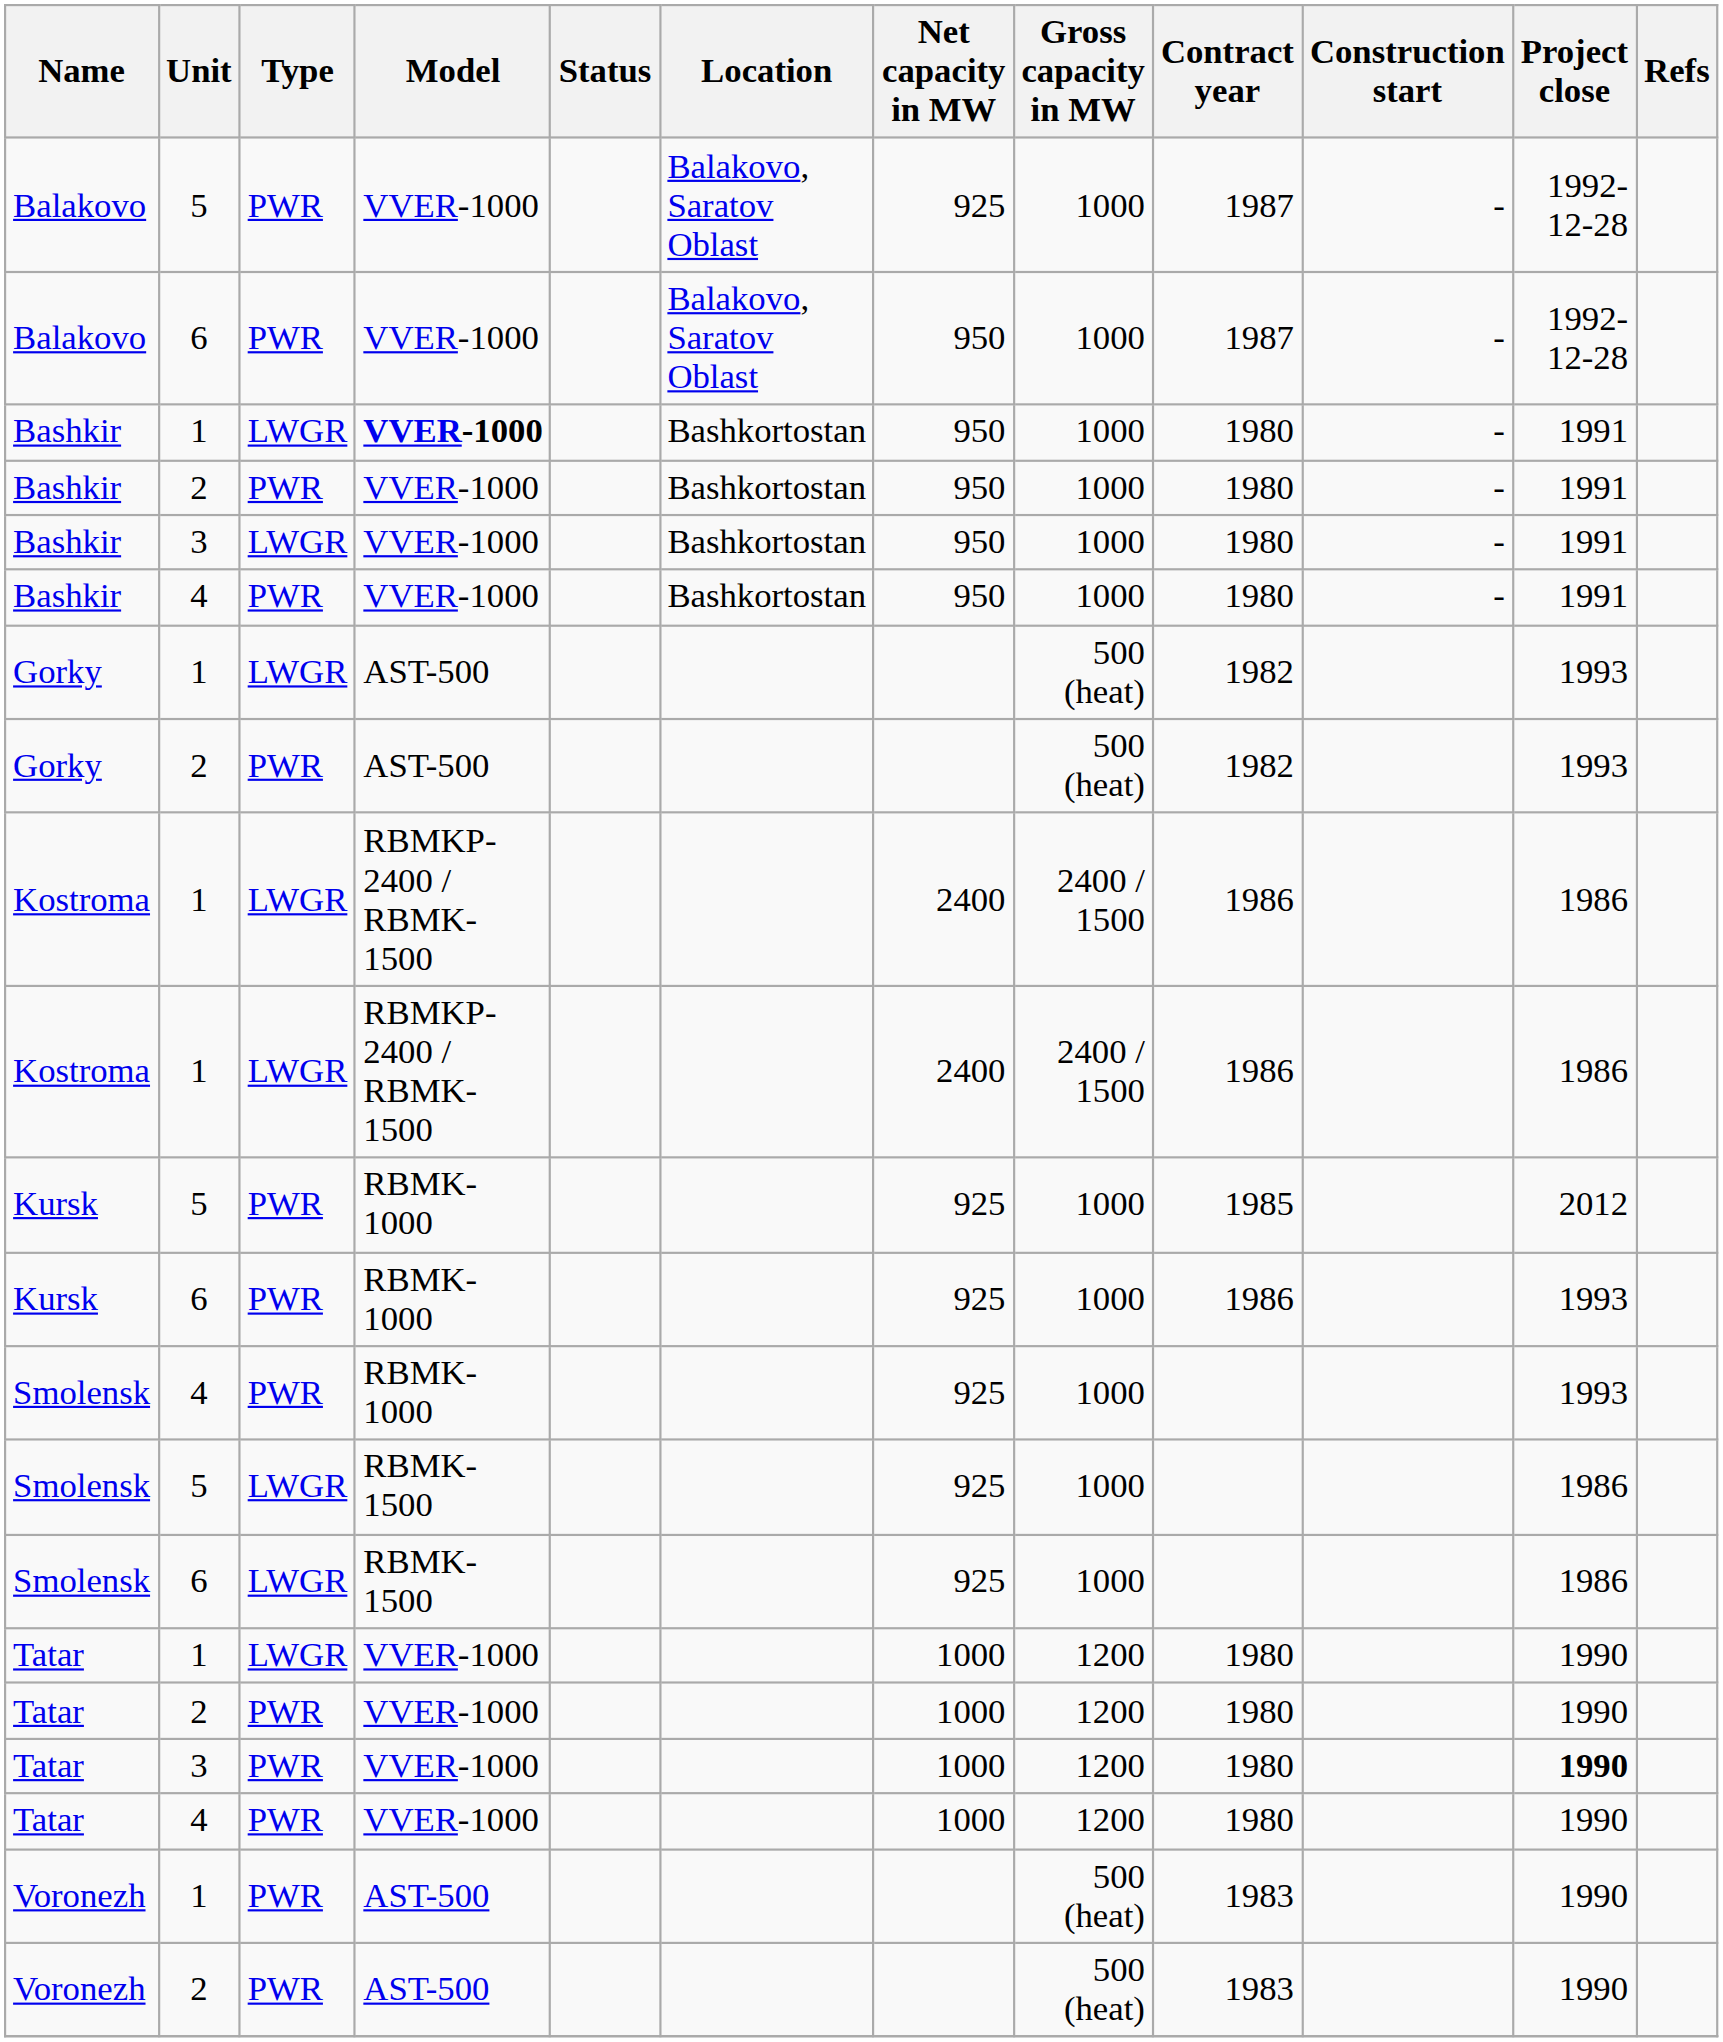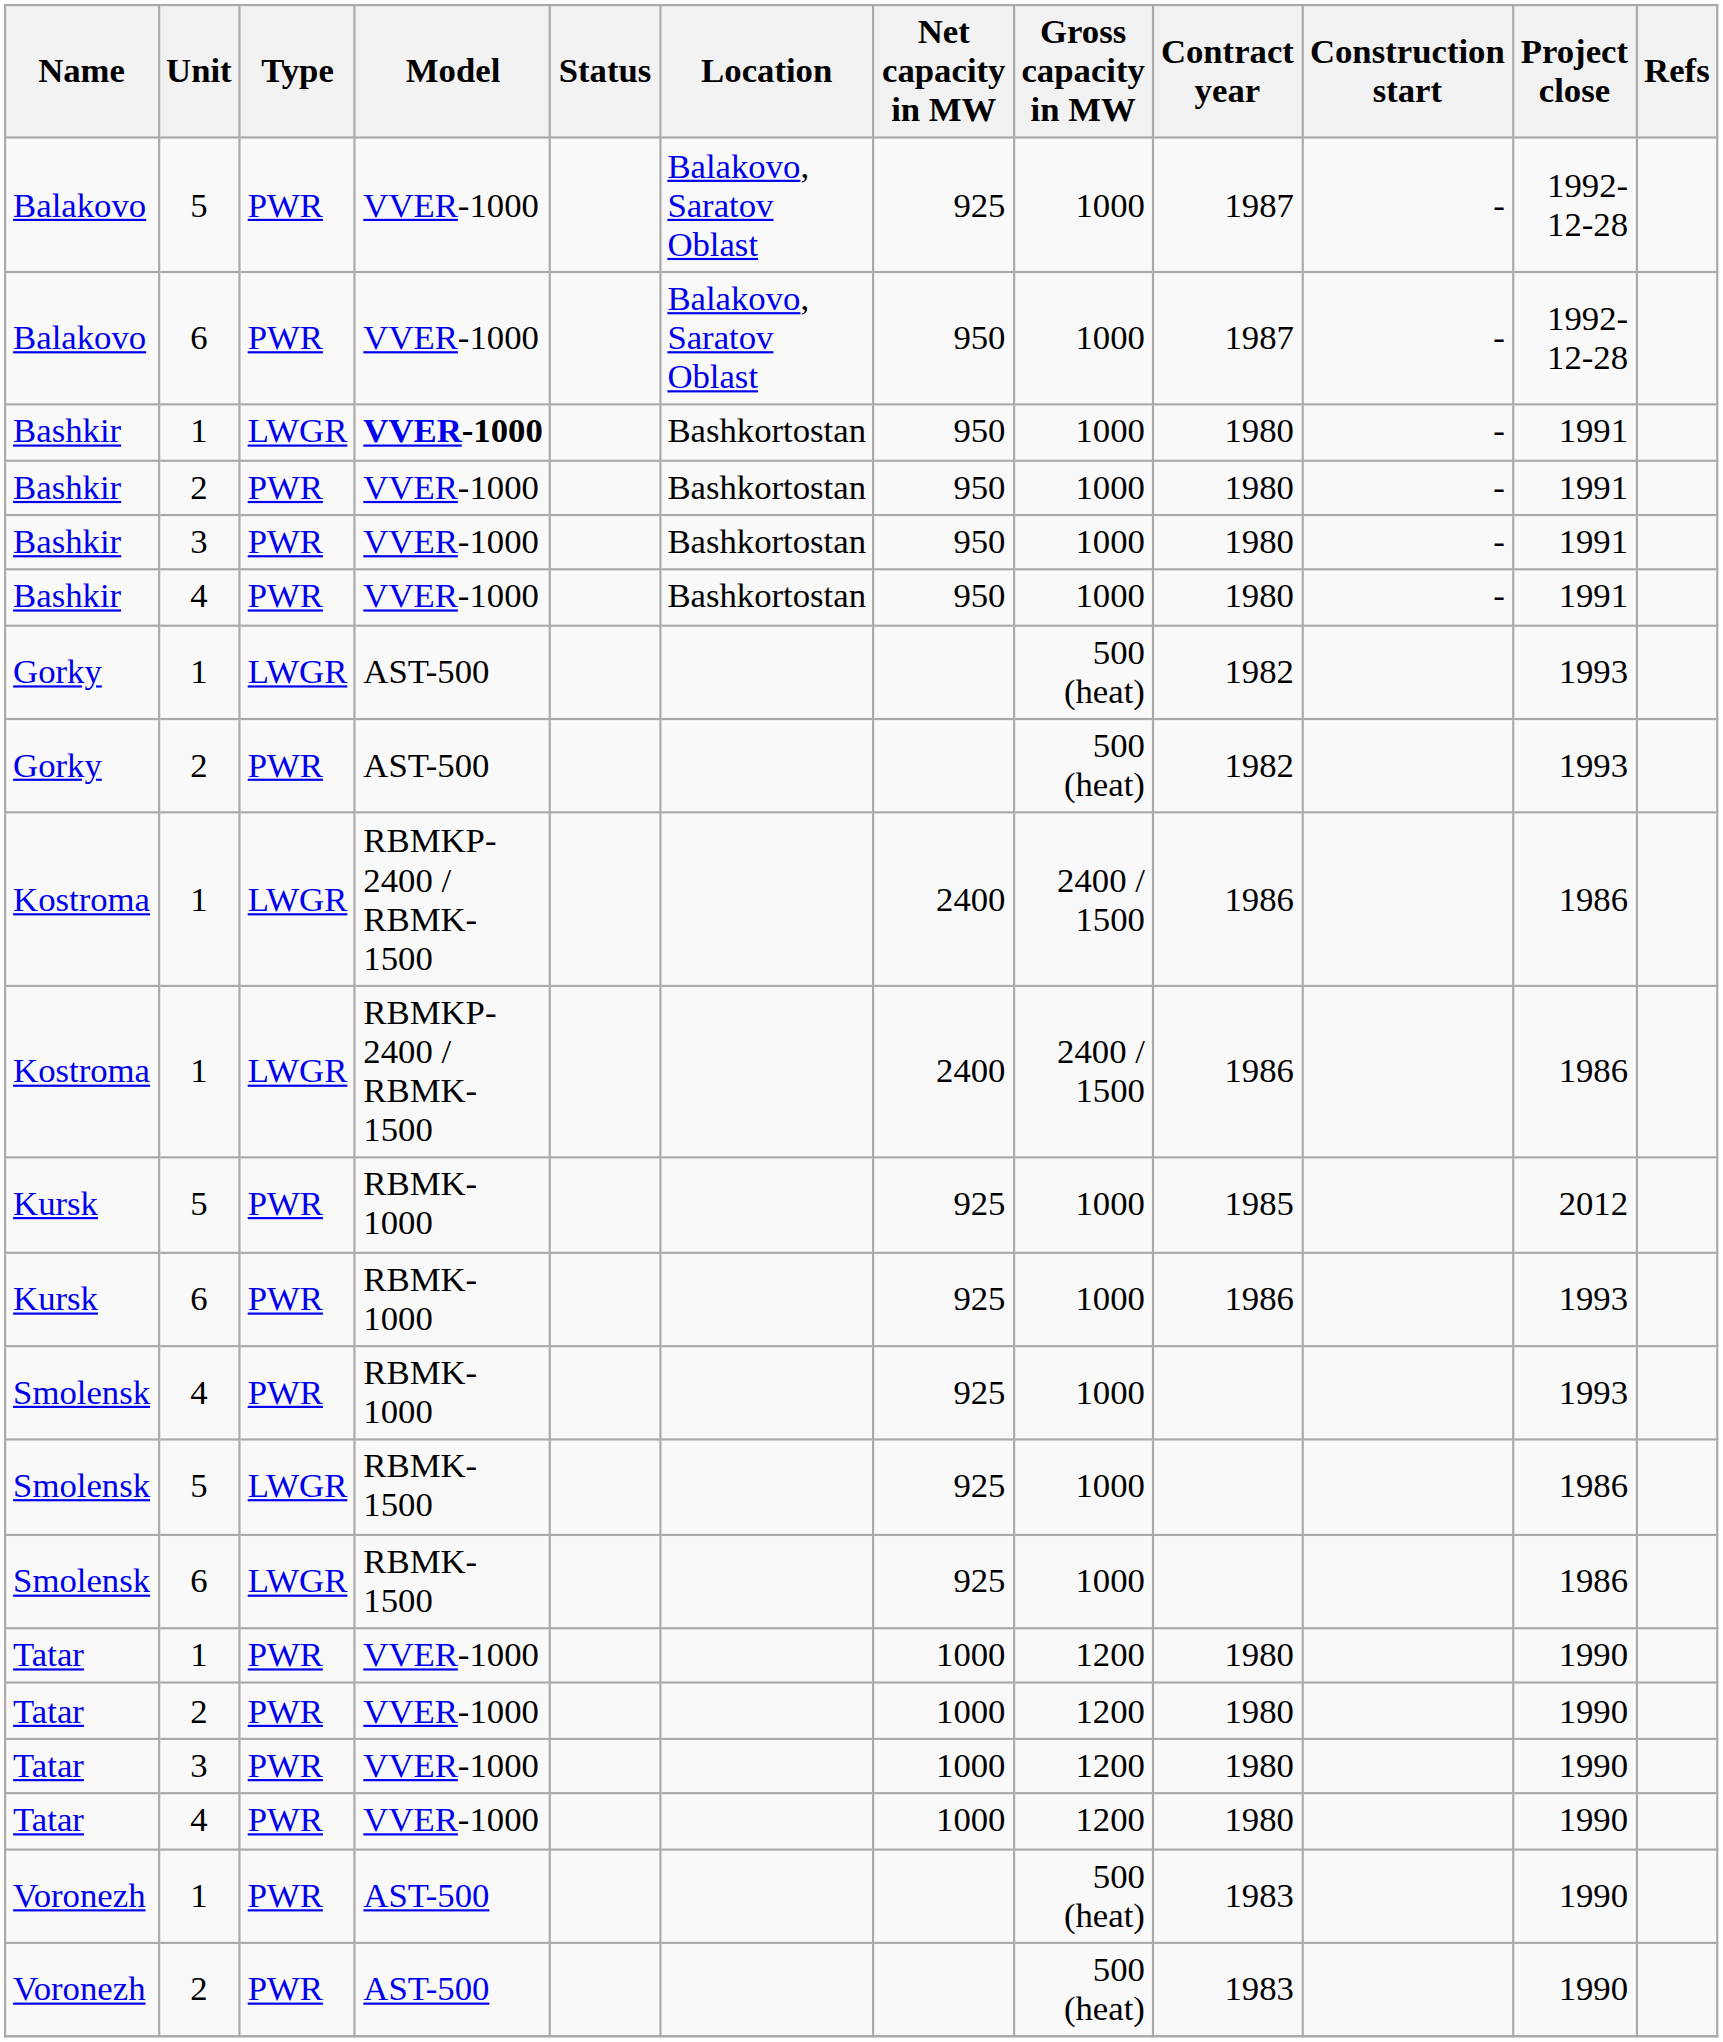(298, 541) LWGR -> (285, 541) PWR
(298, 1655) LWGR -> (285, 1655) PWR
(1593, 1765) bold -> (1593, 1765) normal
